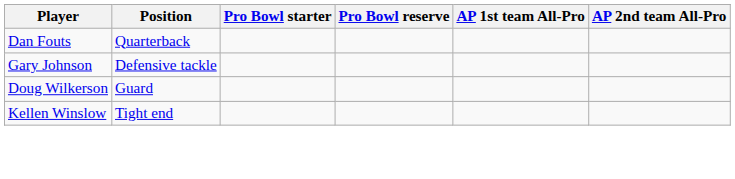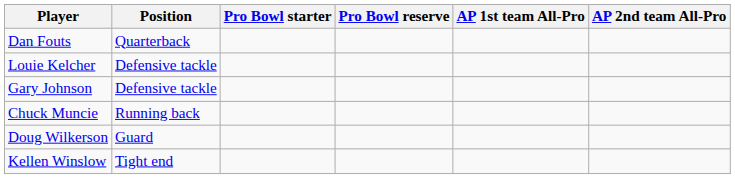+ row: (52, 64)
+ row: (53, 112)
